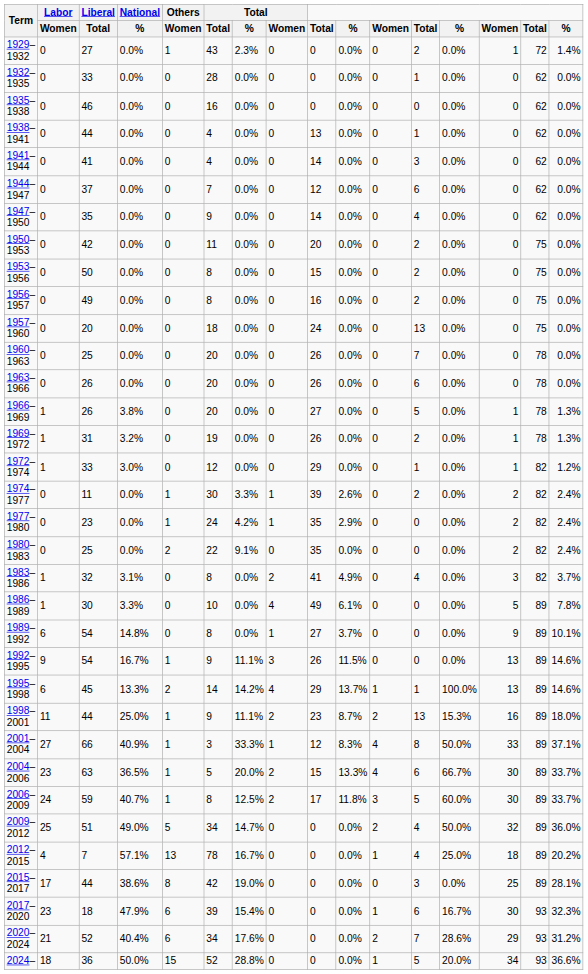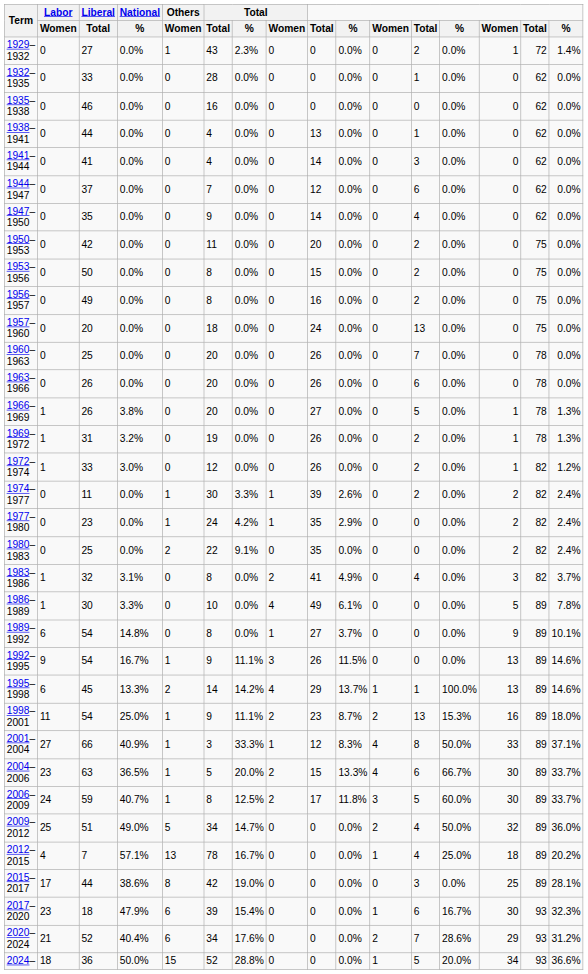(316, 467) 29 -> (316, 467) 26
(417, 467) 1 -> (417, 467) 2
(87, 717) 44 -> (87, 717) 54
